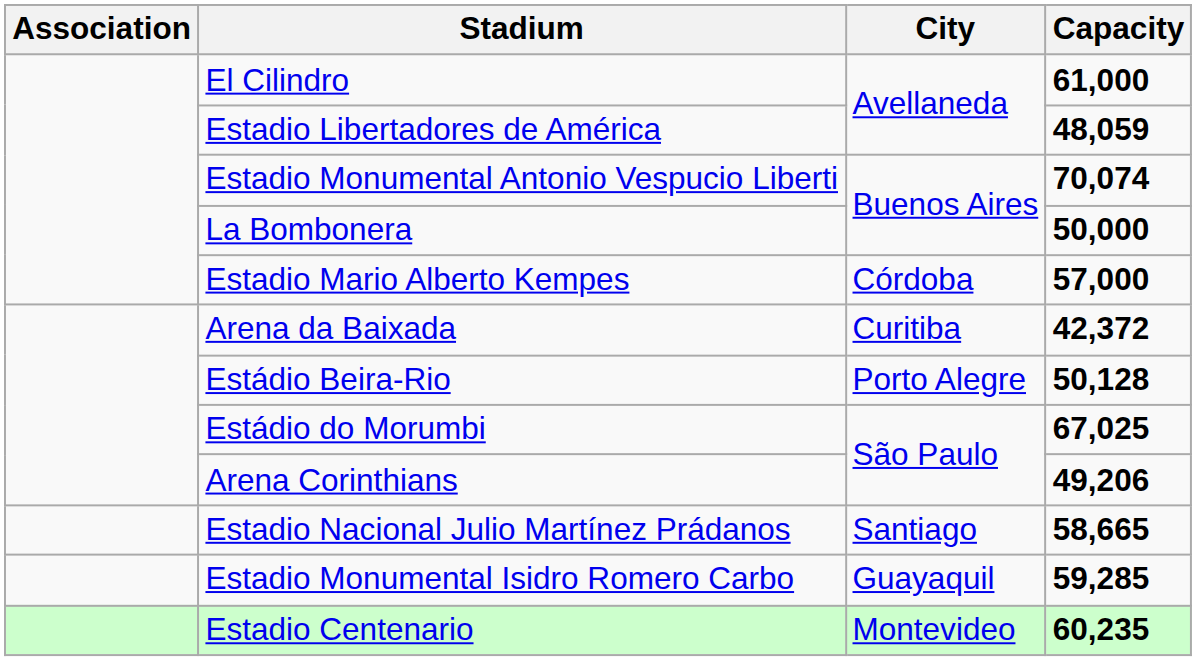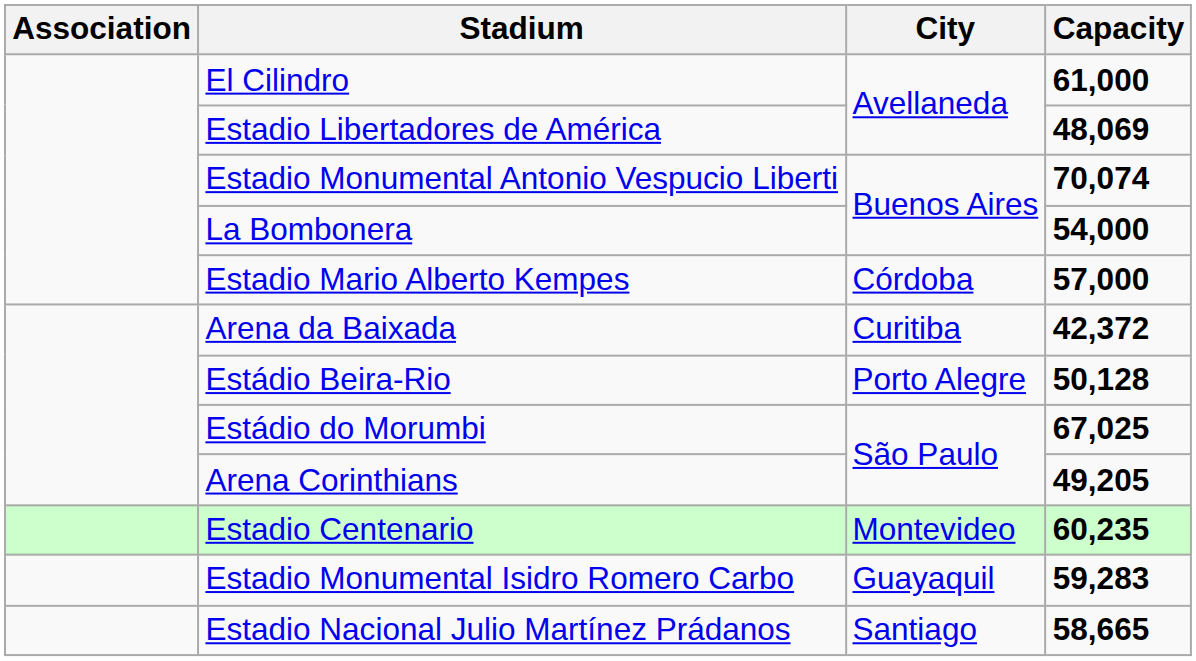(1101, 129) 48,059 -> (1101, 129) 48,069
(1101, 229) 50,000 -> (1101, 229) 54,000
(1101, 479) 49,206 -> (1101, 479) 49,205
rows swapped: (498, 529) <-> (339, 629)
(1101, 579) 59,285 -> (1101, 579) 59,283
